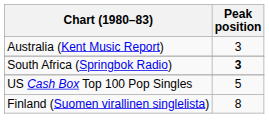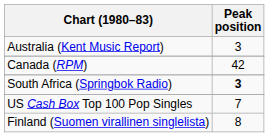+ row: (47, 65)
(238, 84) 5 -> (238, 103) 7
